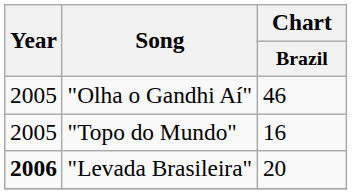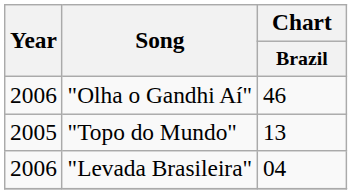(33, 95) 2005 -> (33, 95) 2006
(275, 132) 16 -> (275, 132) 13
(33, 169) bold -> (33, 169) normal
(275, 169) 20 -> (275, 169) 04
